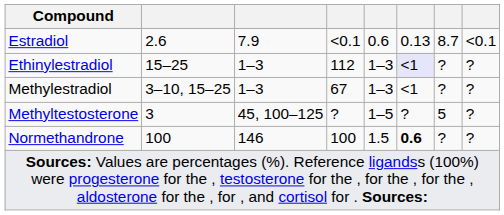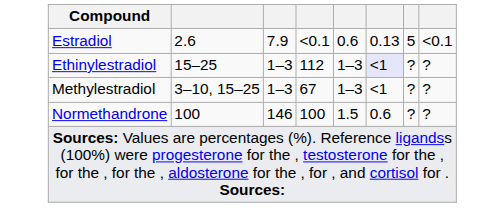(448, 41) 8.7 -> (411, 41) 5
- row: (73, 114)
(411, 138) bold -> (380, 114) normal
